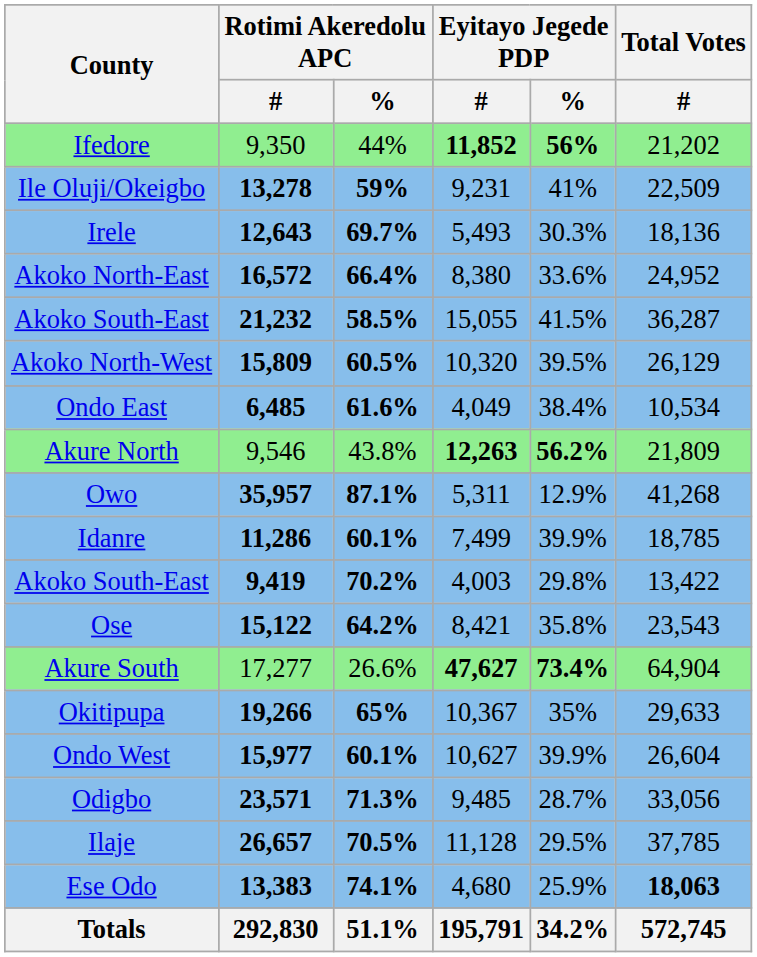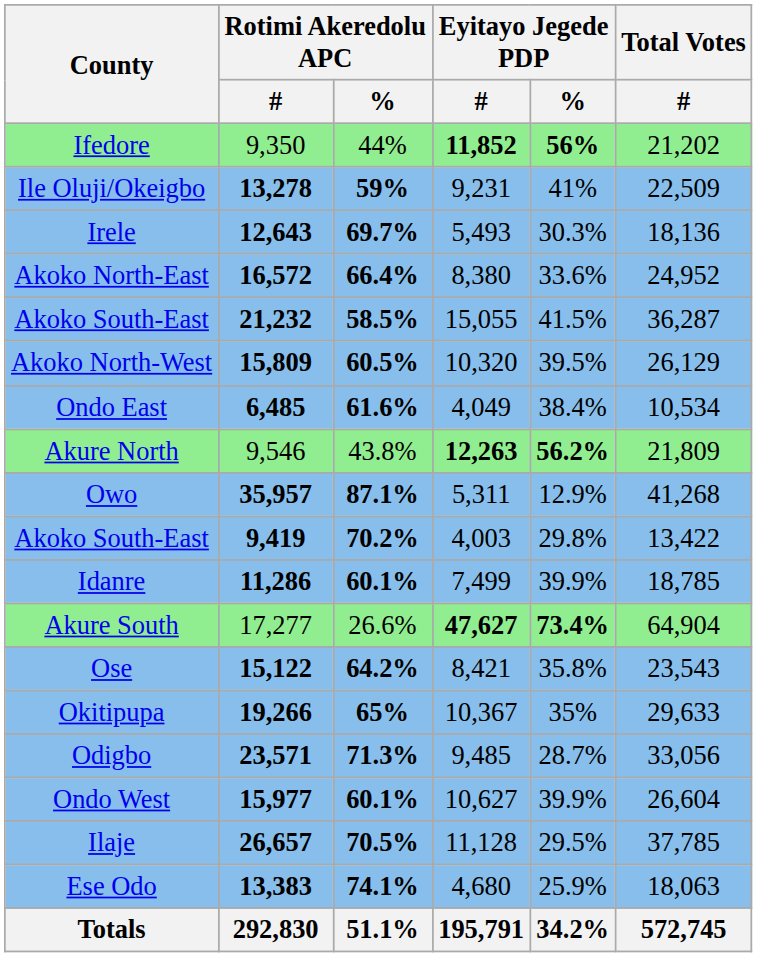rows swapped: (112, 537) <-> (112, 581)
rows swapped: (112, 668) <-> (112, 624)
rows swapped: (112, 755) <-> (112, 799)
(684, 886) bold -> (684, 886) normal
